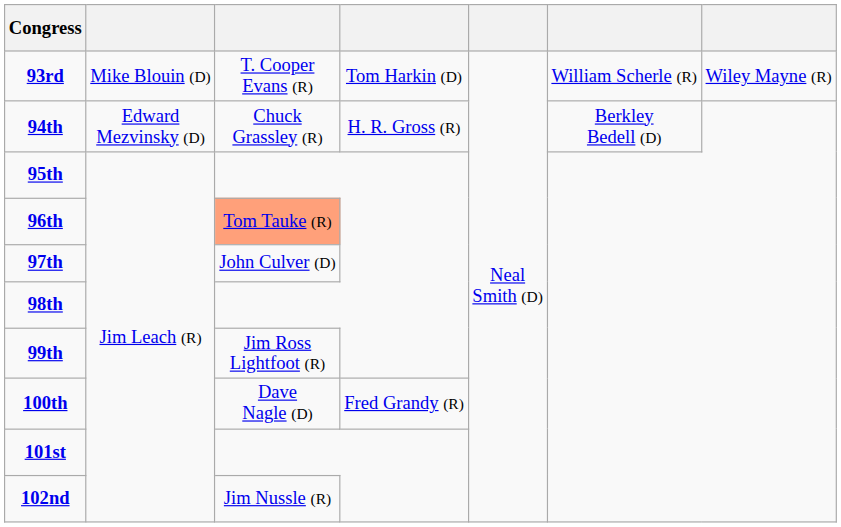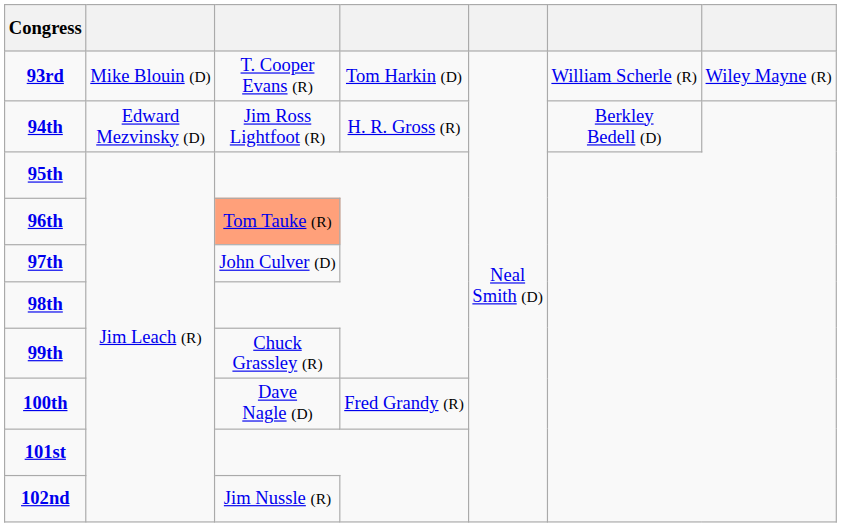(277, 126) Chuck Grassley (R) -> (277, 126) Jim Ross Lightfoot (R)
(277, 353) Jim Ross Lightfoot (R) -> (277, 353) Chuck Grassley (R)
